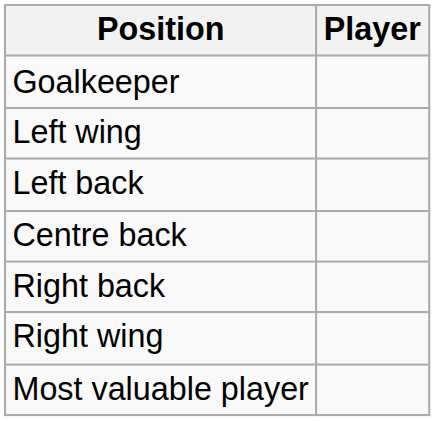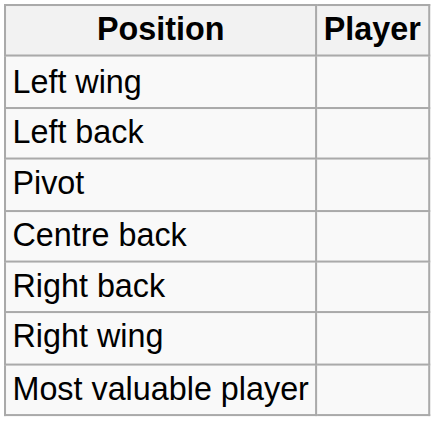- row: (96, 81)
+ row: (48, 183)
